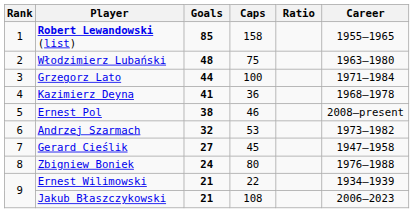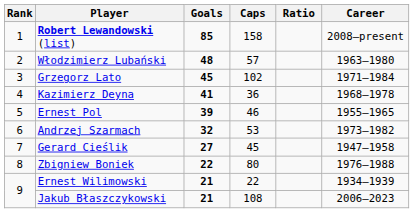(365, 37) 1955–1965 -> (365, 37) 2008–present
(253, 60) 75 -> (253, 60) 57
(207, 78) 44 -> (207, 78) 45
(253, 78) 100 -> (253, 78) 102
(207, 112) 38 -> (207, 112) 39
(365, 112) 2008–present -> (365, 112) 1955–1965
(207, 164) 24 -> (207, 164) 22
